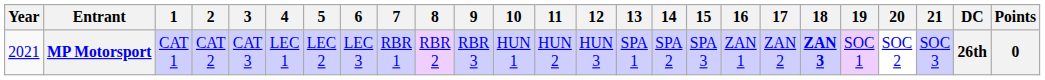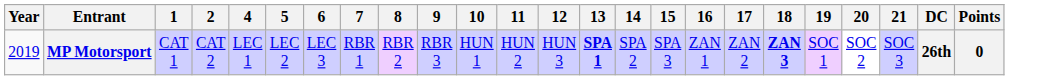- column: (248, 16)
(24, 51) 2021 -> (24, 51) 2019
(634, 51) normal -> (598, 51) bold
